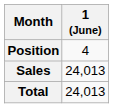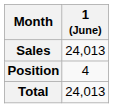rows swapped: (33, 50) <-> (33, 71)
